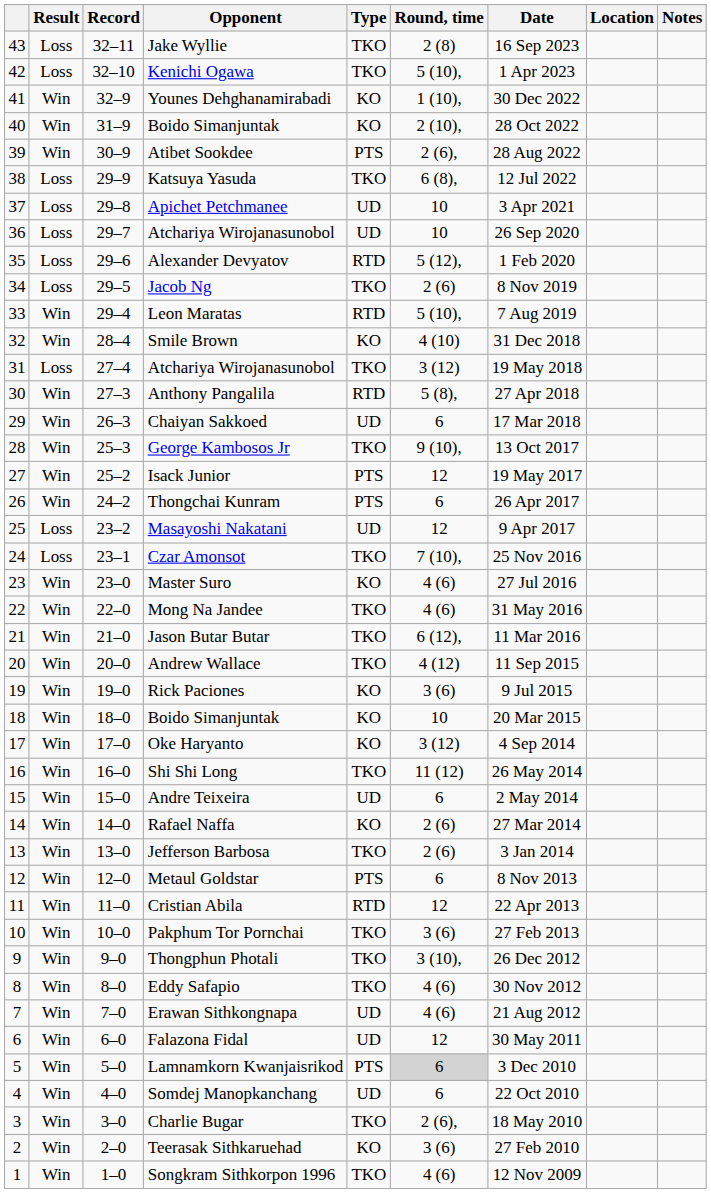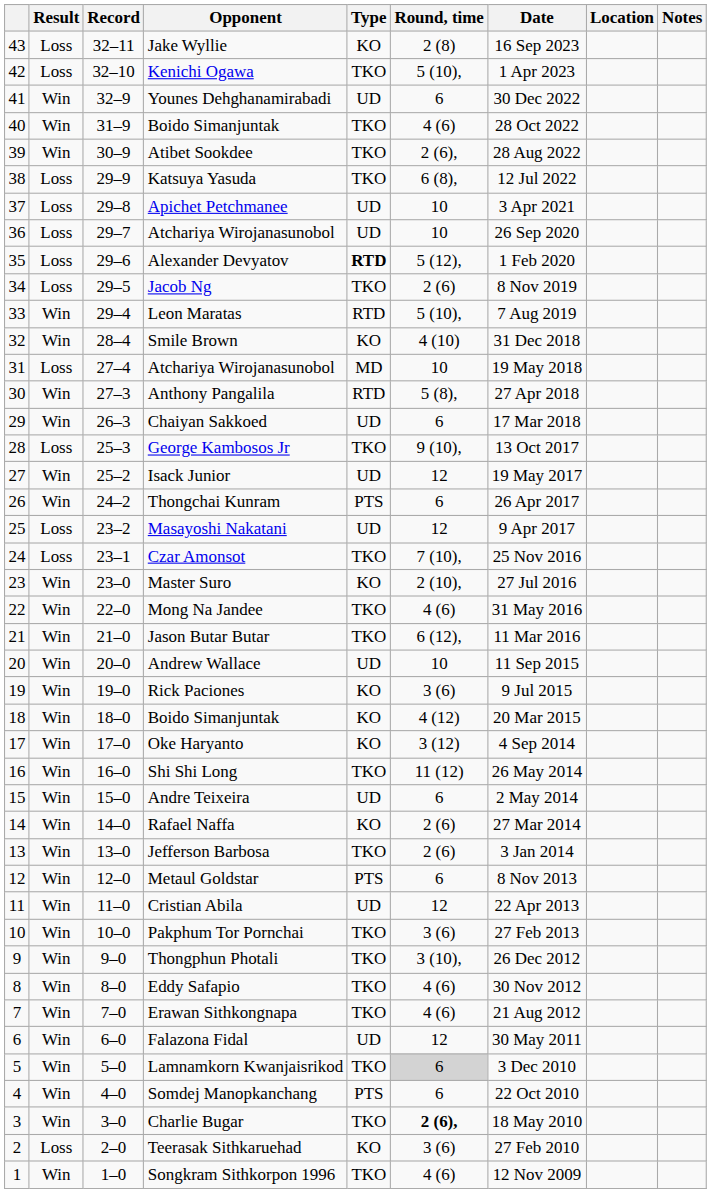(369, 44) TKO -> (369, 44) KO
(369, 98) KO -> (369, 98) UD
(439, 98) 1 (10), -> (439, 98) 6
(369, 125) KO -> (369, 125) TKO
(439, 125) 2 (10), -> (439, 125) 4 (6)
(369, 152) PTS -> (369, 152) TKO
(369, 260) normal -> (369, 260) bold
(369, 367) TKO -> (369, 367) MD
(439, 367) 3 (12) -> (439, 367) 10
(56, 448) Win -> (56, 448) Loss
(369, 475) PTS -> (369, 475) UD
(439, 582) 4 (6) -> (439, 582) 2 (10),
(369, 663) TKO -> (369, 663) UD
(439, 663) 4 (12) -> (439, 663) 10
(439, 717) 10 -> (439, 717) 4 (12)
(369, 905) RTD -> (369, 905) UD
(369, 1013) UD -> (369, 1013) TKO
(369, 1066) PTS -> (369, 1066) TKO
(369, 1093) UD -> (369, 1093) PTS
(439, 1120) normal -> (439, 1120) bold
(56, 1147) Win -> (56, 1147) Loss
